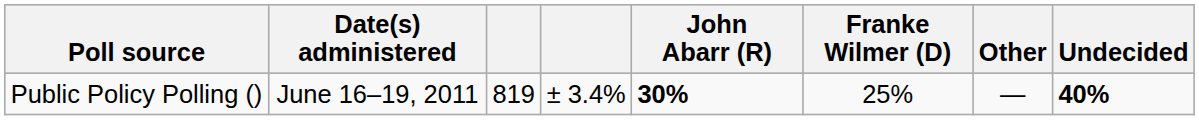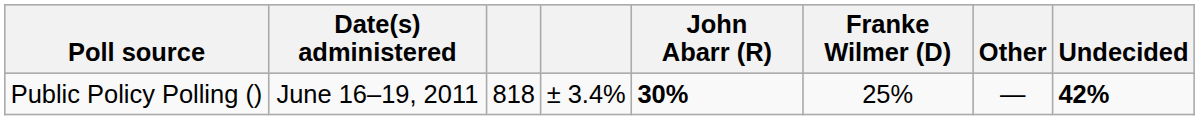(514, 93) 819 -> (514, 93) 818
(1084, 93) 40% -> (1084, 93) 42%
